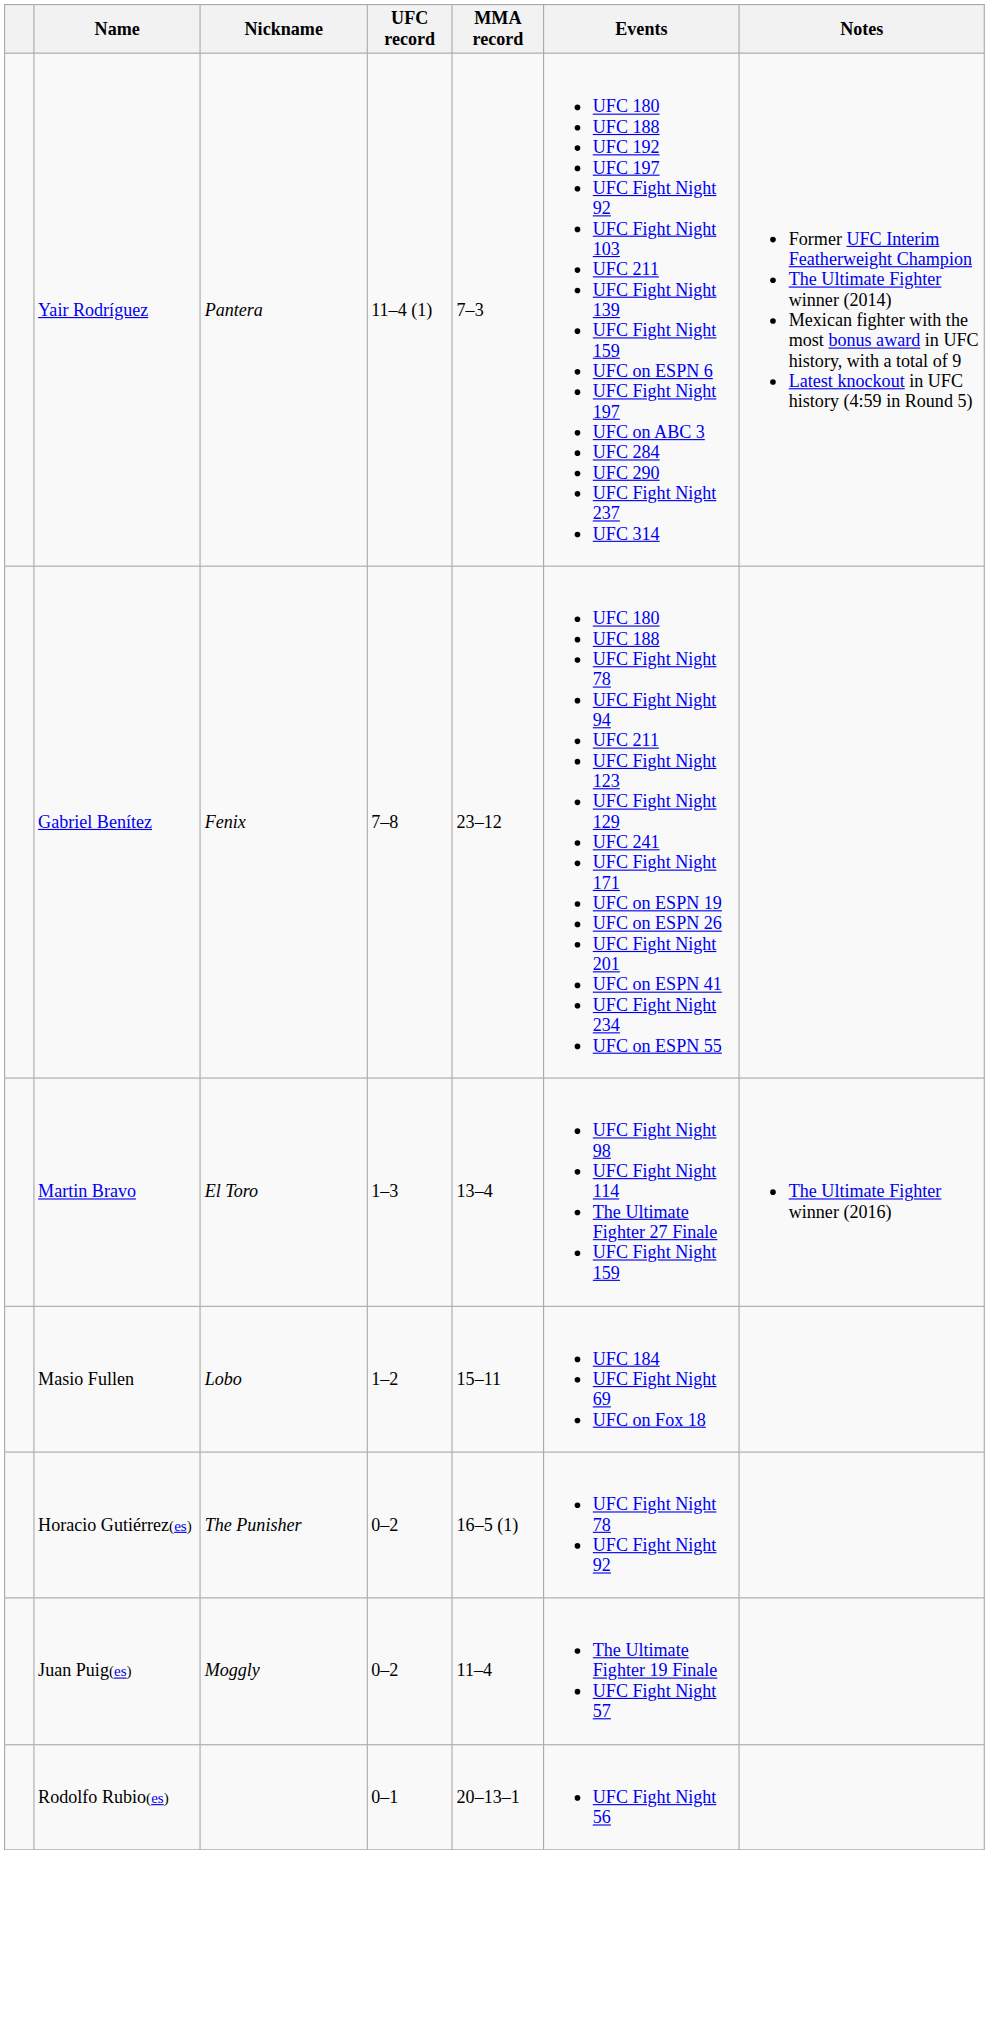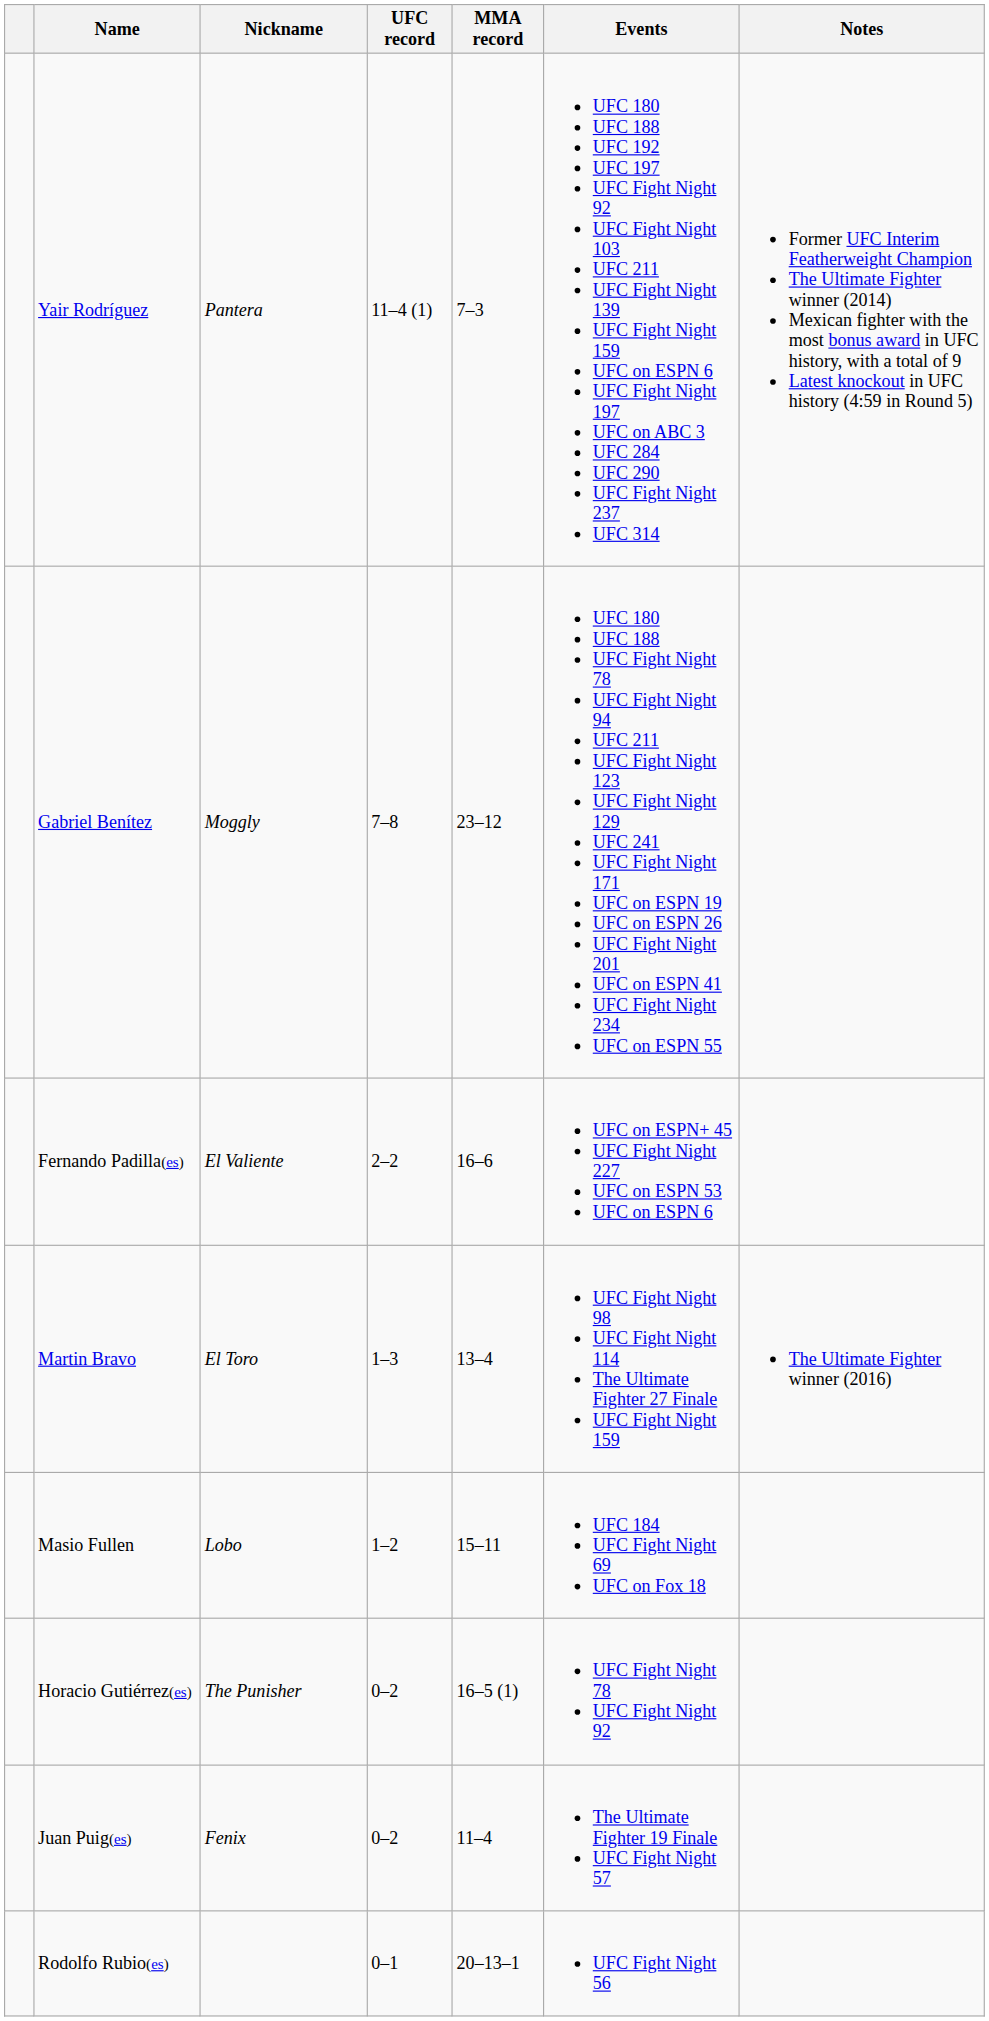(225, 821) Fenix -> (232, 821) Moggly
+ row: (111, 1161)
(232, 1671) Moggly -> (225, 1837) Fenix
